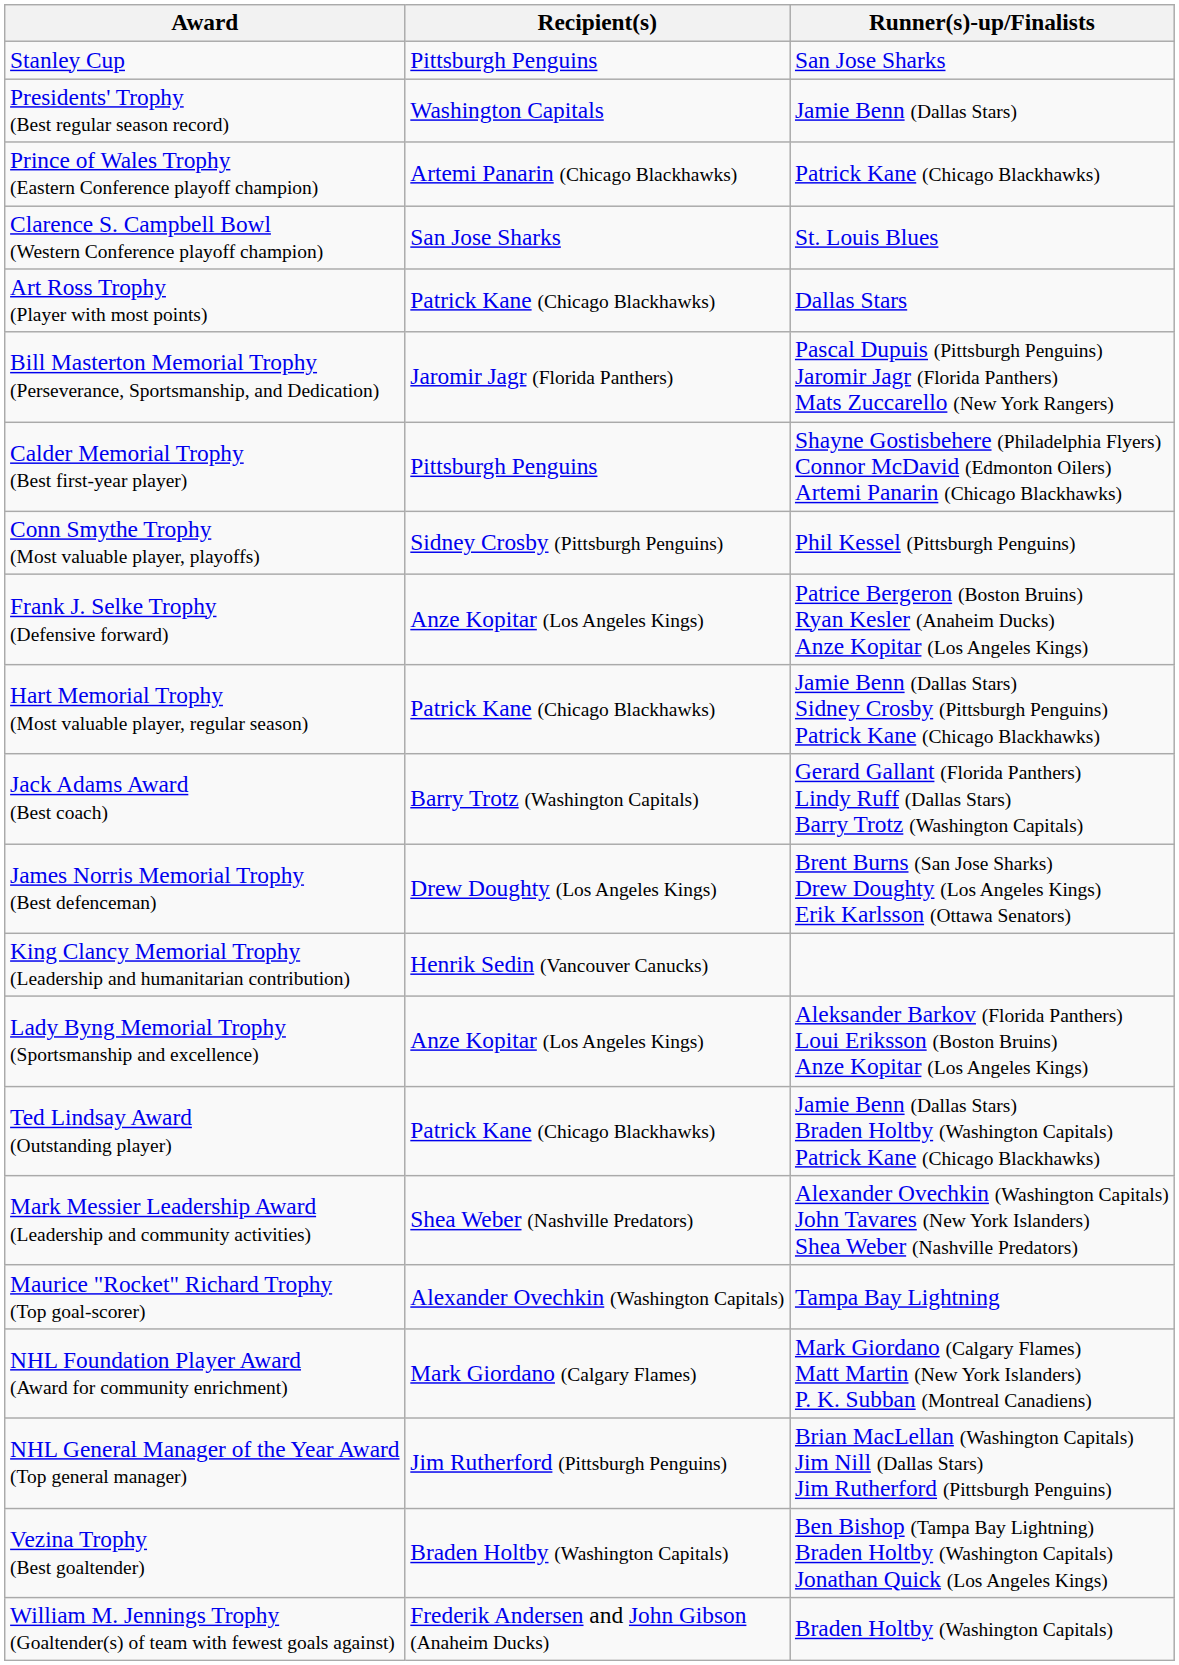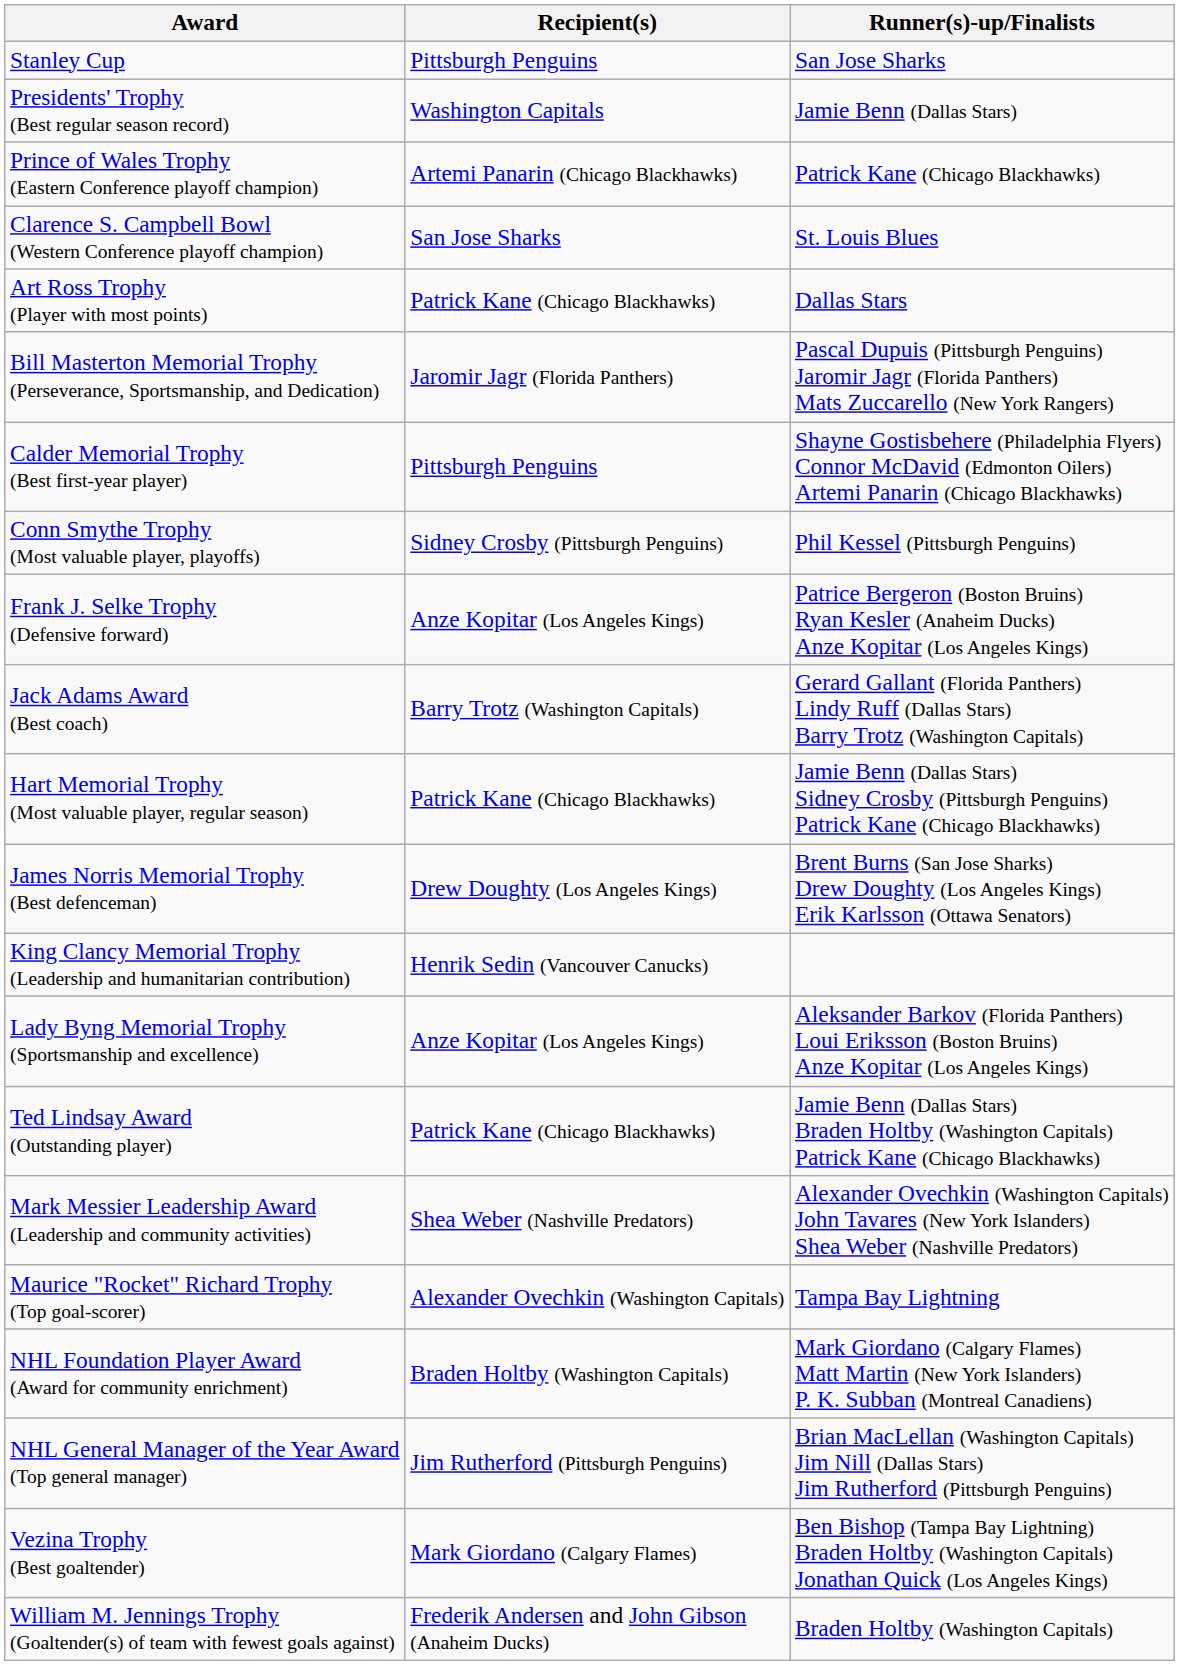rows swapped: (159, 708) <-> (99, 798)
(553, 1373) Mark Giordano (Calgary Flames) -> (569, 1373) Braden Holtby (Washington Capitals)
(569, 1552) Braden Holtby (Washington Capitals) -> (553, 1552) Mark Giordano (Calgary Flames)
